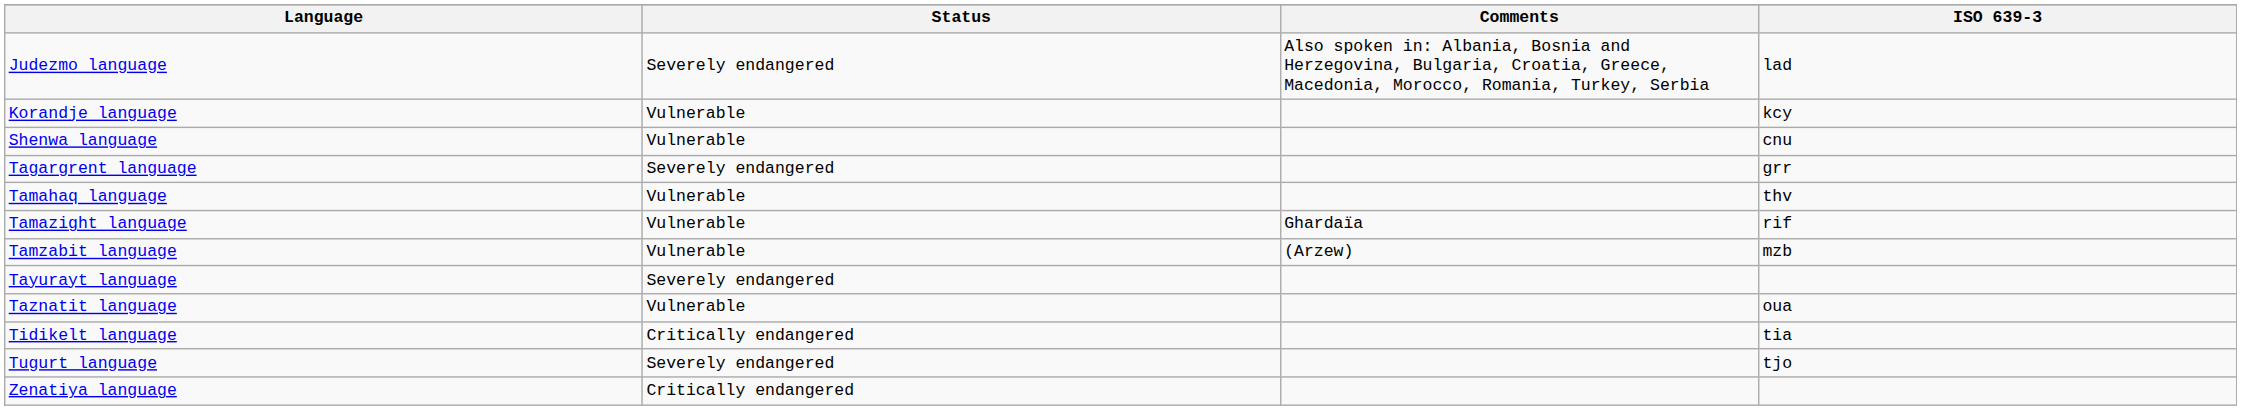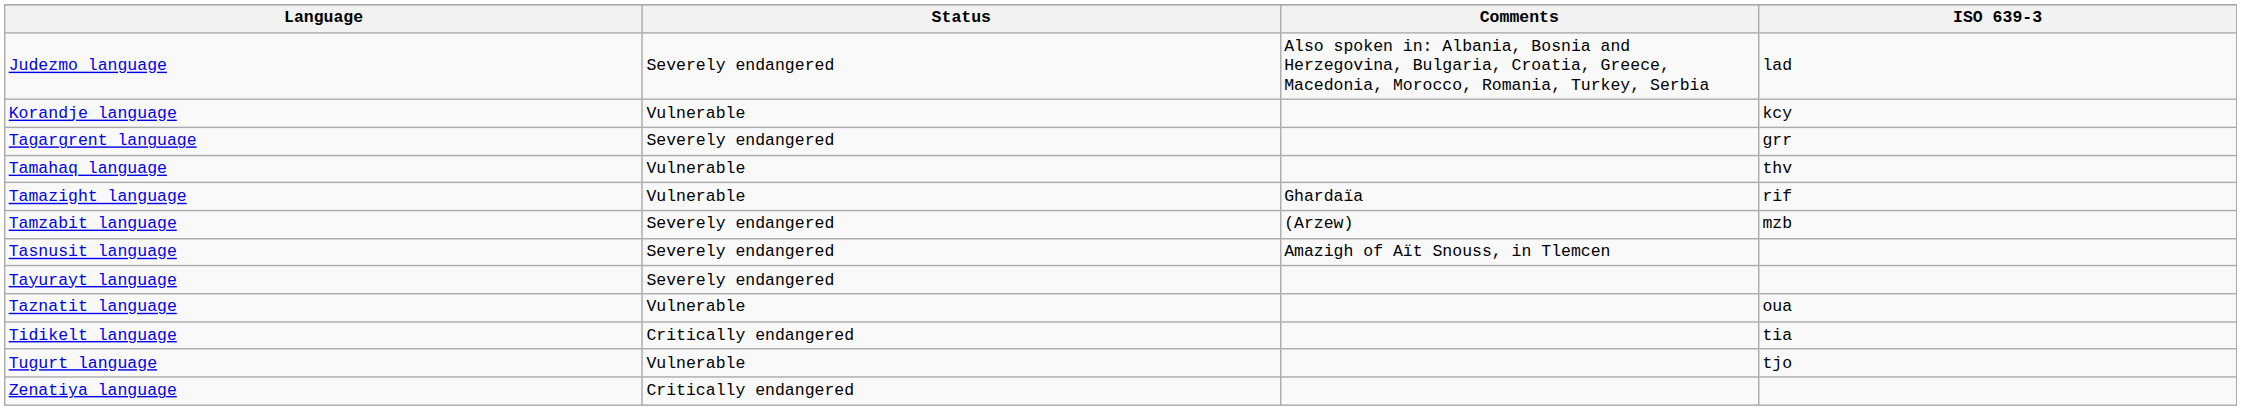- row: (83, 141)
(696, 252) Vulnerable -> (740, 224) Severely endangered
+ row: (93, 252)
(740, 363) Severely endangered -> (696, 363) Vulnerable
